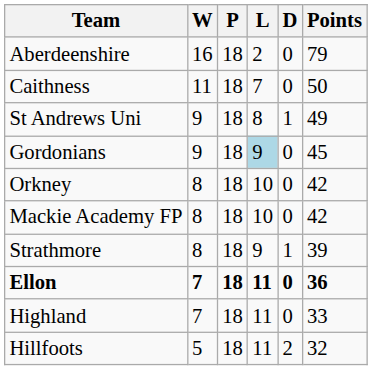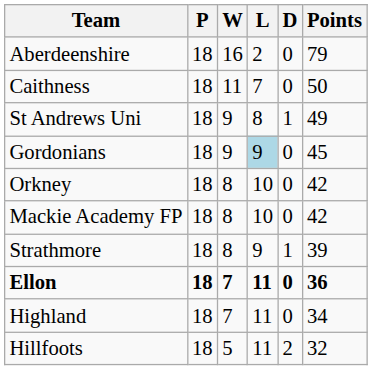columns swapped: (233, 20) <-> (202, 20)
(317, 315) 33 -> (317, 315) 34
